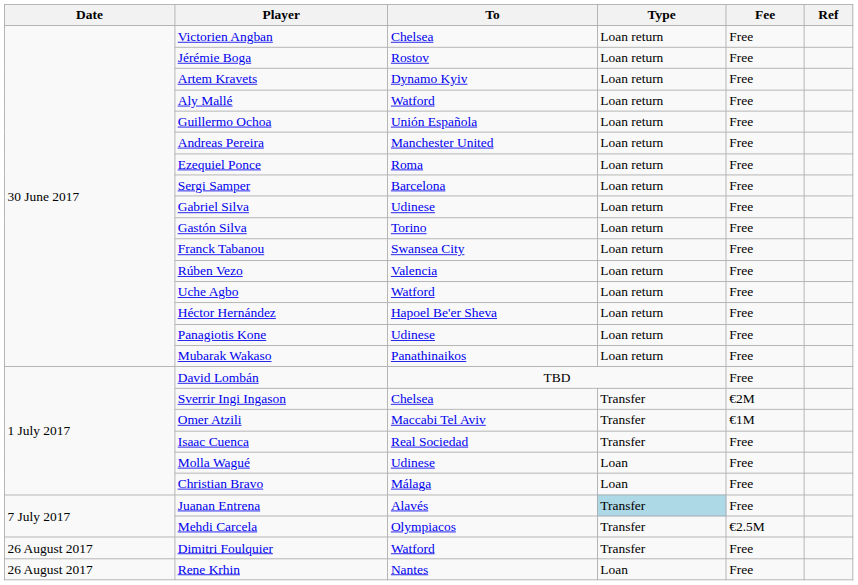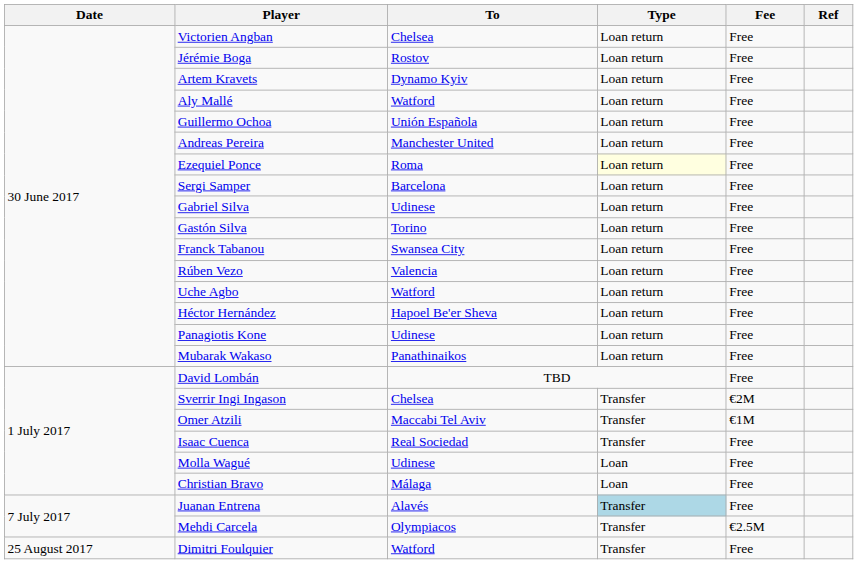(632, 164) no background -> (632, 164) lightyellow background
(50, 548) 26 August 2017 -> (50, 548) 25 August 2017
- row: (209, 569)
